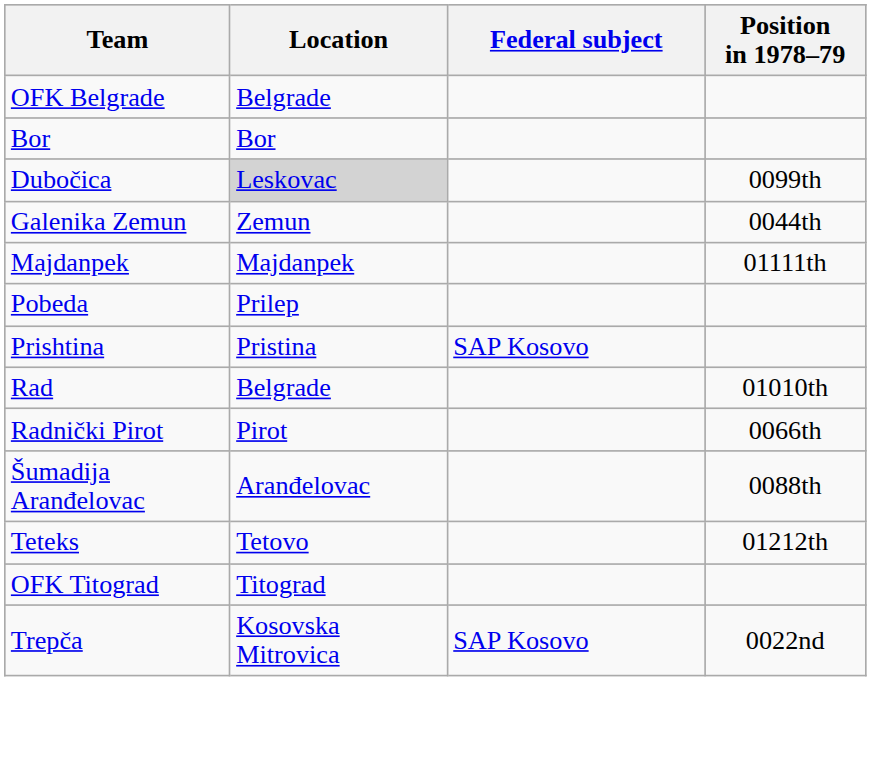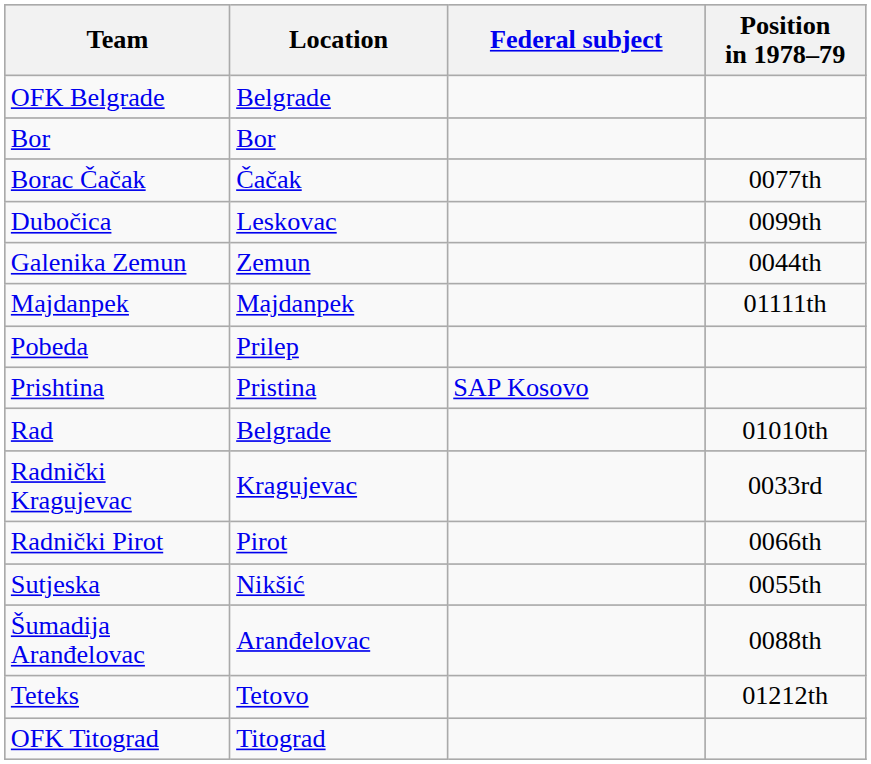+ row: (78, 179)
(286, 179) lightgrey background -> (286, 221) no background
+ row: (71, 485)
+ row: (55, 583)
- row: (47, 640)
